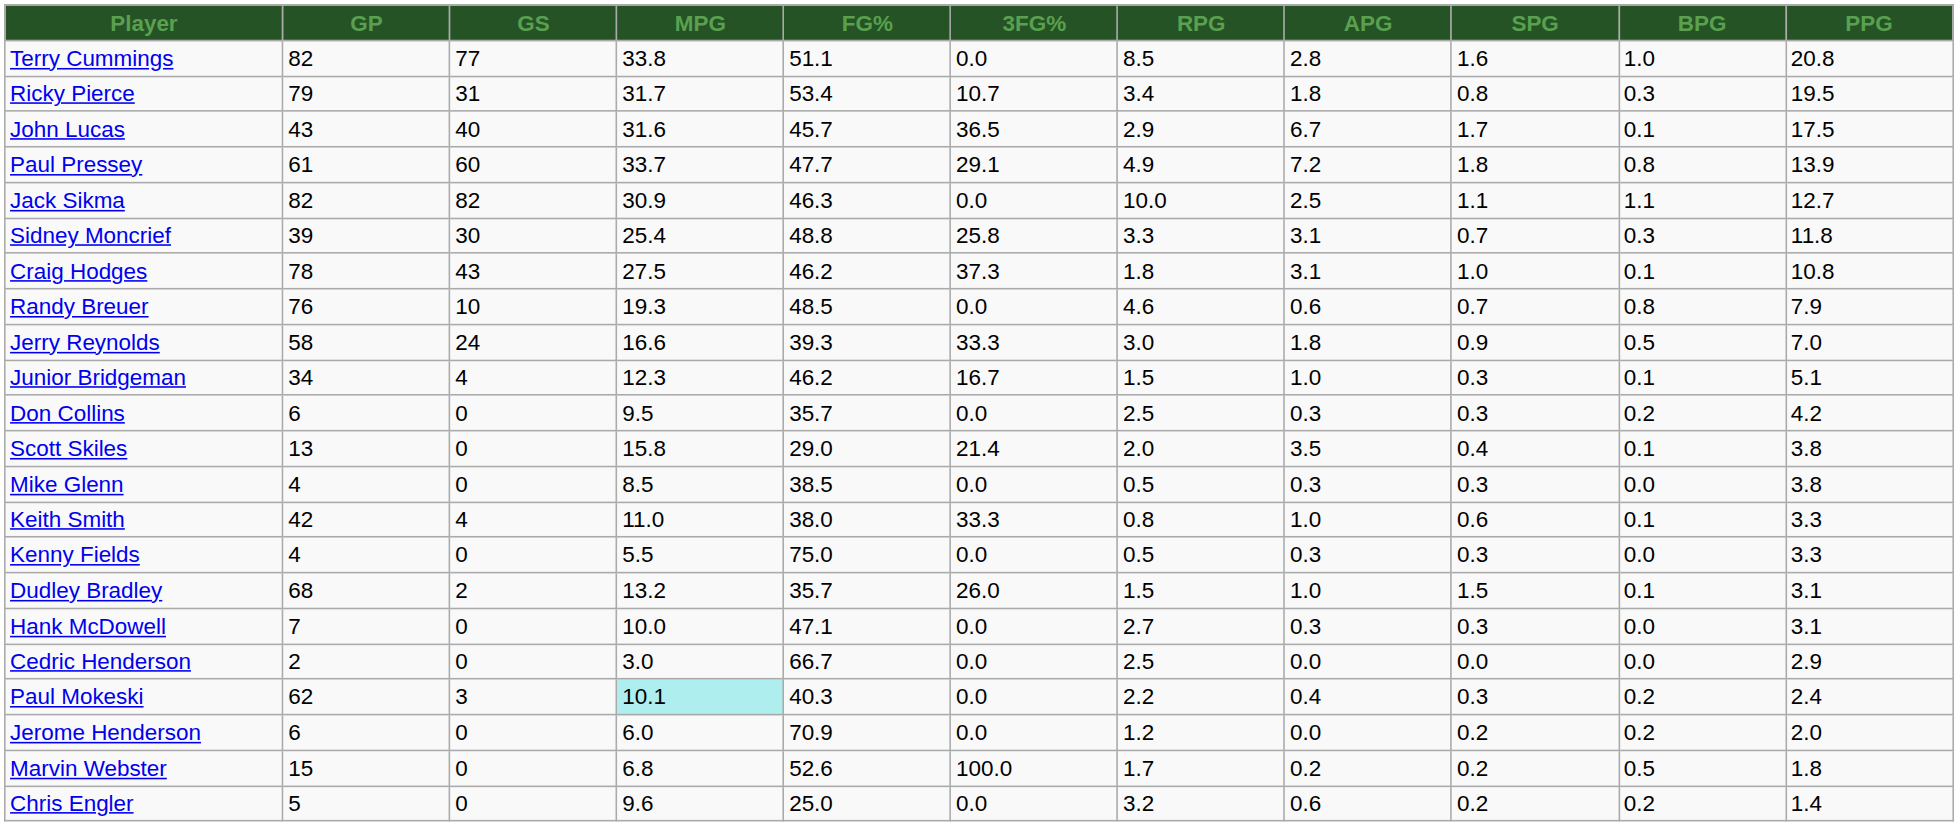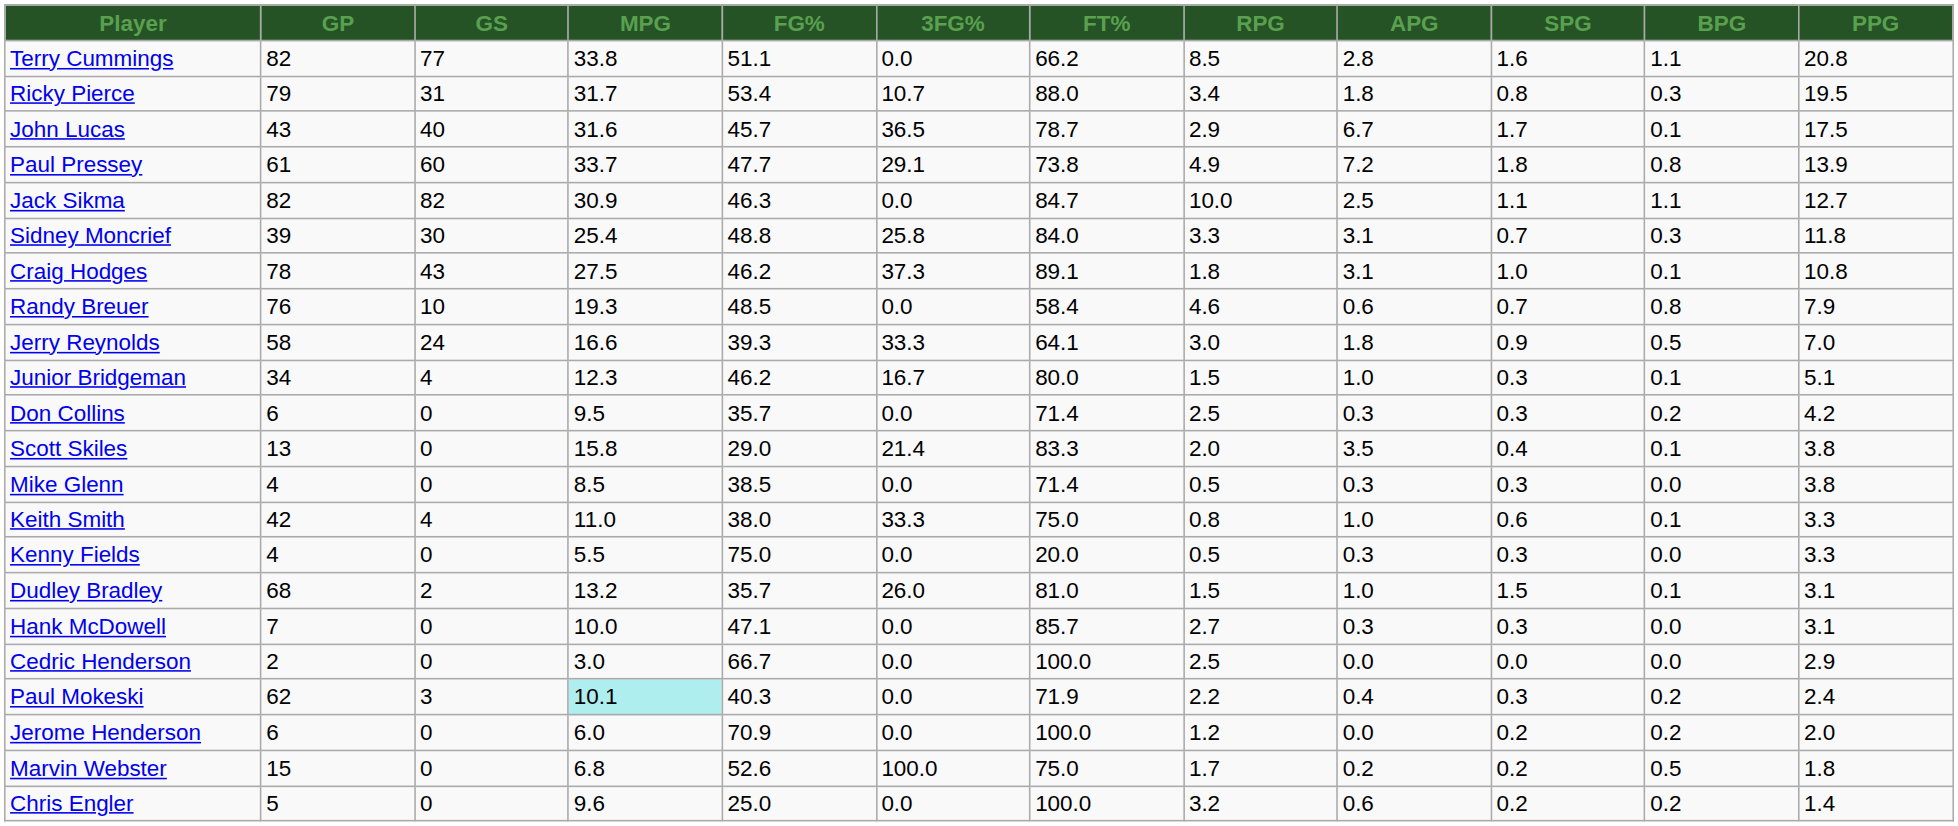+ column: (1107, 23)
(1639, 58) 1.0 -> (1666, 58) 1.1
